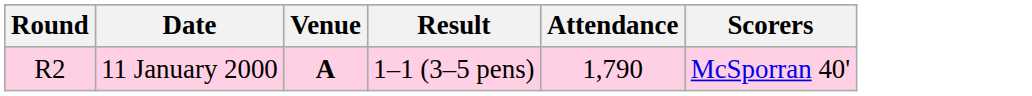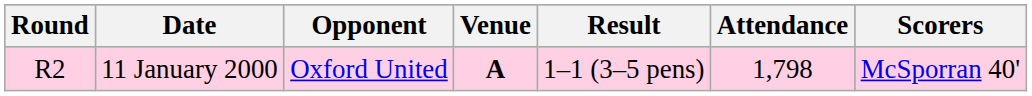+ column: (369, 25)
(613, 68) 1,790 -> (783, 68) 1,798
